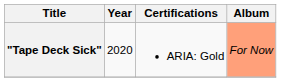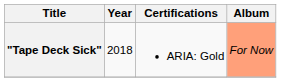(120, 49) 2020 -> (120, 49) 2018
